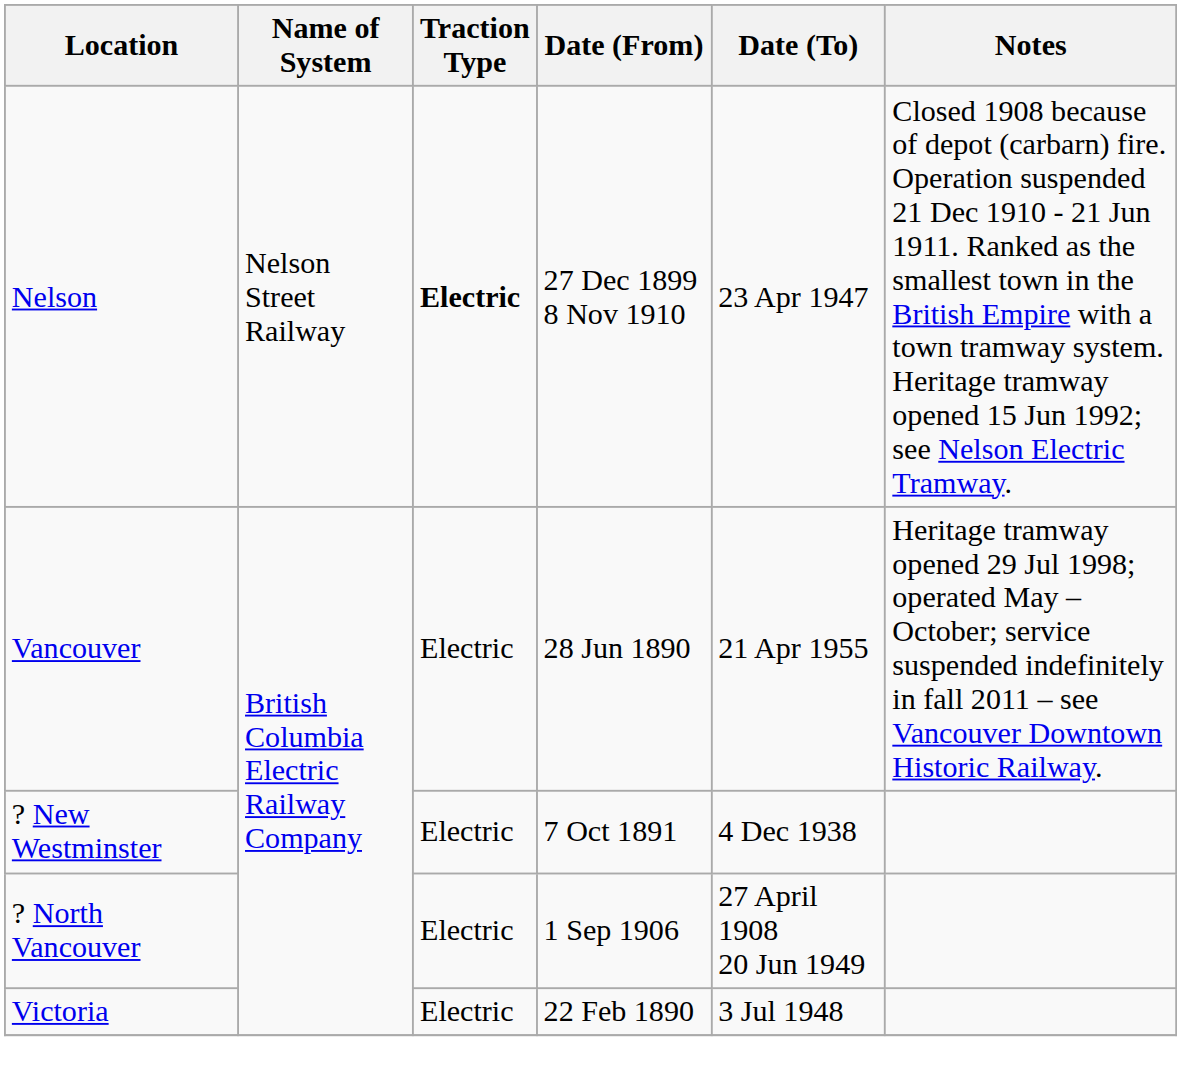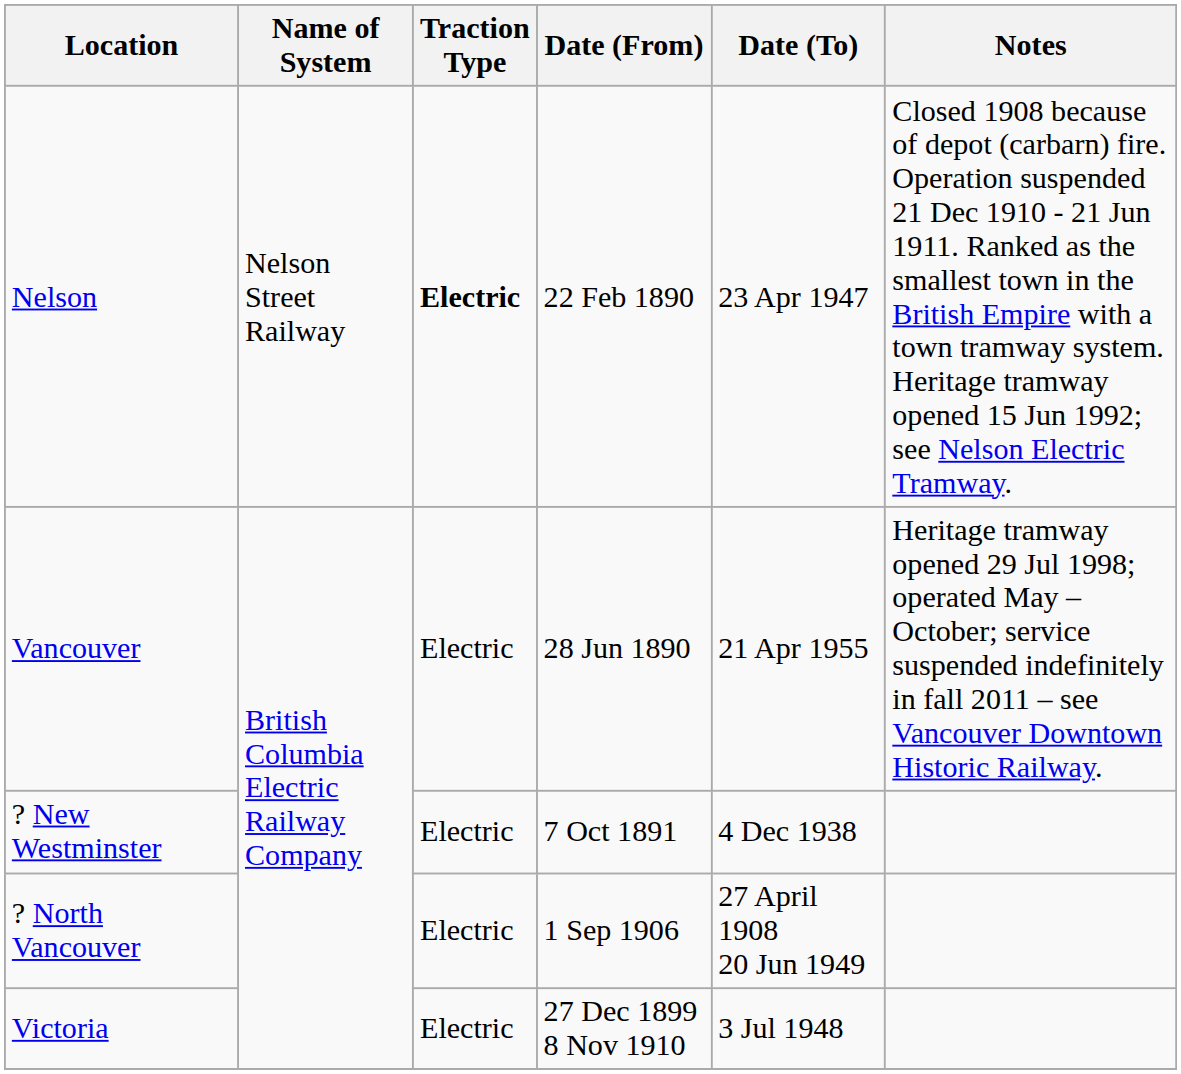(620, 296) 27 Dec 1899 8 Nov 1910 -> (619, 296) 22 Feb 1890
(619, 1011) 22 Feb 1890 -> (620, 1028) 27 Dec 1899 8 Nov 1910
